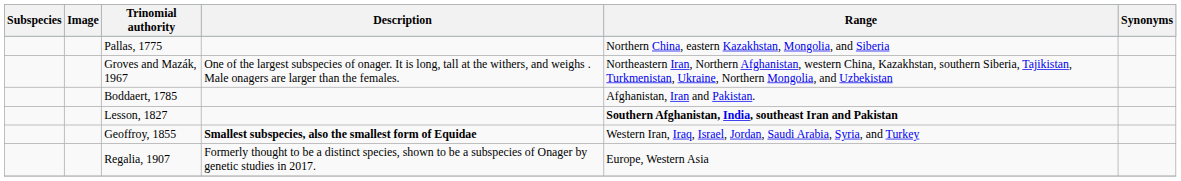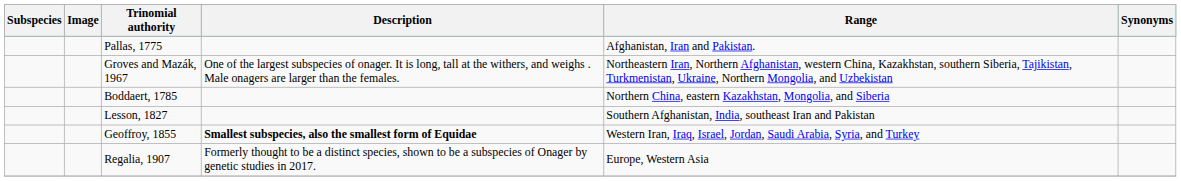(748, 45) Northern China, eastern Kazakhstan, Mongolia, and Siberia -> (681, 45) Afghanistan, Iran and Pakistan.
(681, 96) Afghanistan, Iran and Pakistan. -> (748, 96) Northern China, eastern Kazakhstan, Mongolia, and Siberia
(752, 115) bold -> (740, 115) normal
